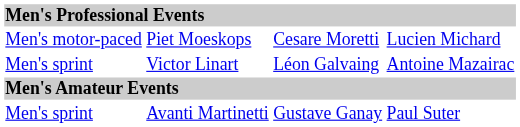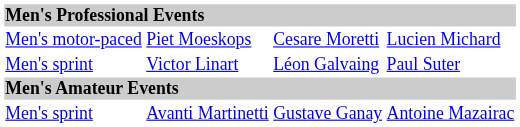(450, 64) Antoine Mazairac -> (423, 64) Paul Suter
(423, 112) Paul Suter -> (450, 112) Antoine Mazairac
